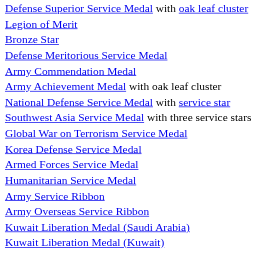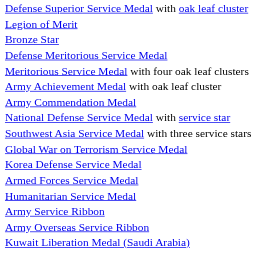+ row: (127, 71)
rows swapped: (71, 71) <-> (113, 86)
- row: (85, 242)
